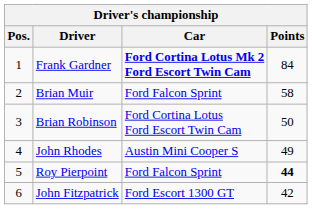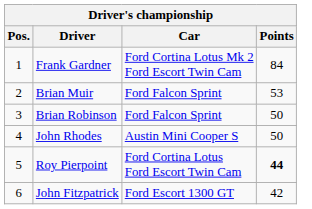(194, 65) bold -> (189, 65) normal
(287, 94) 58 -> (277, 94) 53
(183, 122) Ford Cortina Lotus Ford Escort Twin Cam -> (173, 115) Ford Falcon Sprint
(287, 151) 49 -> (277, 136) 50
(173, 172) Ford Falcon Sprint -> (183, 164) Ford Cortina Lotus Ford Escort Twin Cam
